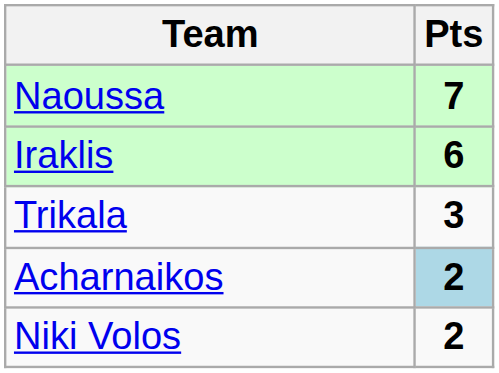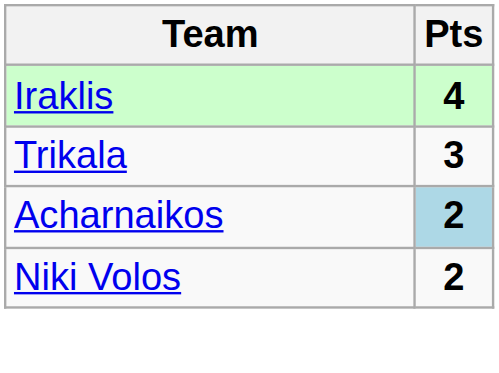- row: (89, 95)
(454, 155) 6 -> (454, 95) 4
